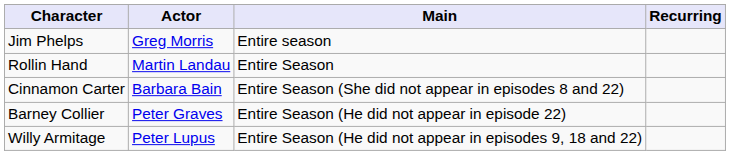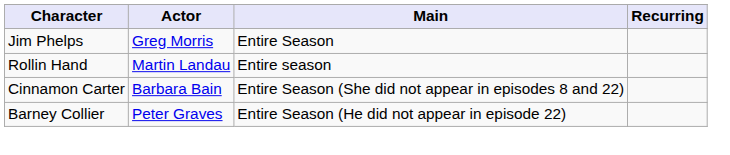(284, 41) Entire season -> (286, 41) Entire Season
(286, 65) Entire Season -> (284, 65) Entire season
- row: (57, 138)
